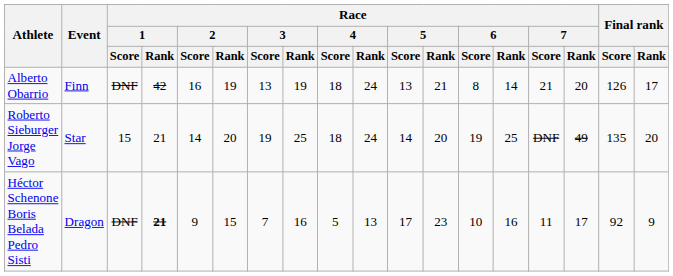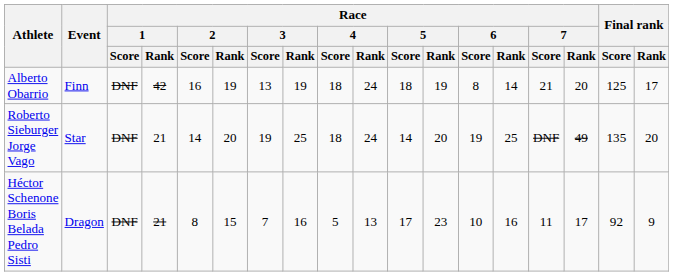(406, 85) 13 -> (406, 85) 18
(441, 85) 21 -> (441, 85) 19
(616, 85) 126 -> (616, 85) 125
(125, 138) 15 -> (125, 138) DNF
(160, 221) bold -> (160, 221) normal
(195, 221) 9 -> (195, 221) 8
